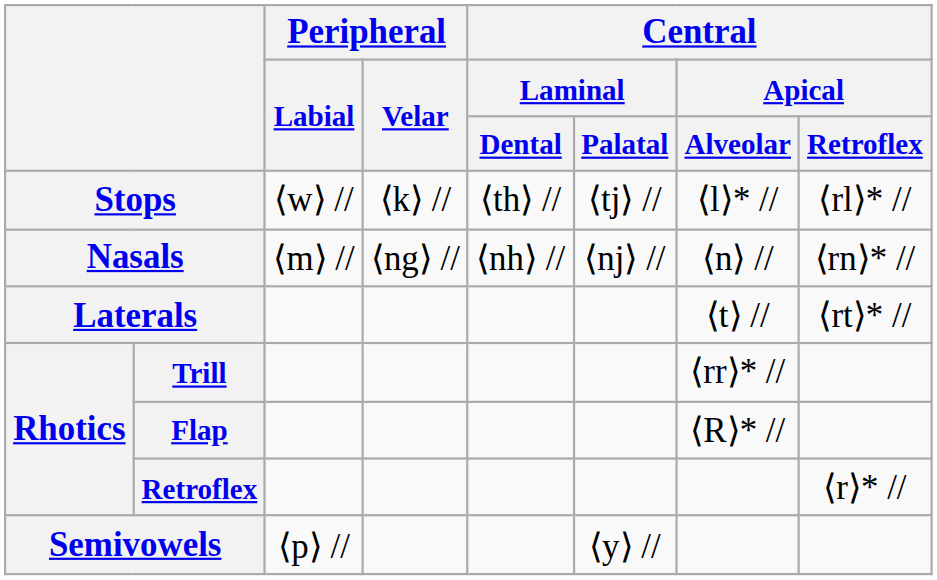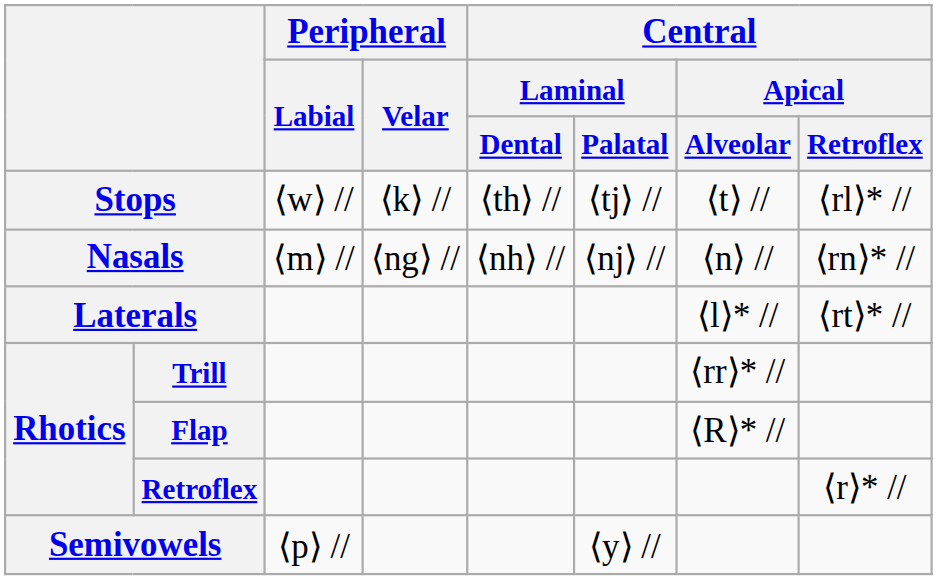(738, 200) ⟨l⟩* // -> (738, 200) ⟨t⟩ //
(738, 315) ⟨t⟩ // -> (738, 315) ⟨l⟩* //
